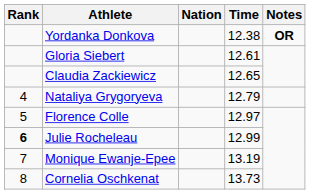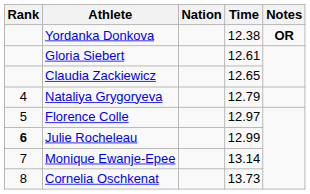(244, 158) 13.19 -> (244, 158) 13.14
